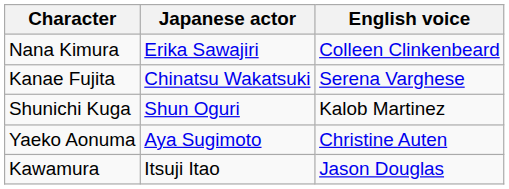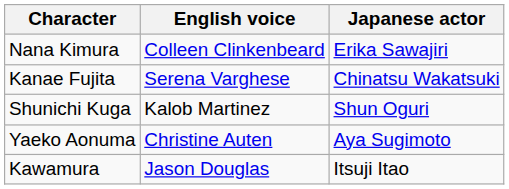columns swapped: (227, 19) <-> (409, 19)
